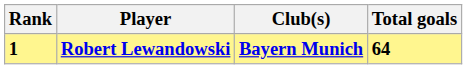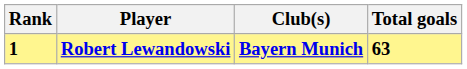(381, 48) 64 -> (381, 48) 63
